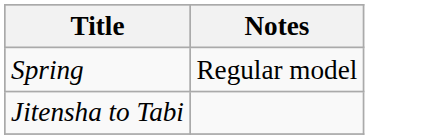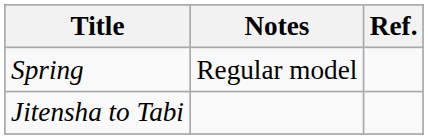+ column: (394, 26)
